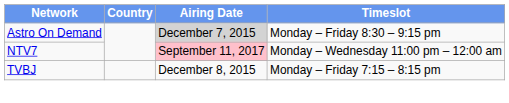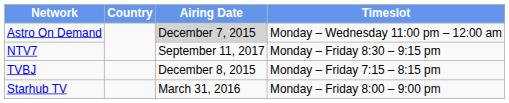(355, 32) Monday – Friday 8:30 – 9:15 pm -> (386, 32) Monday – Wednesday 11:00 pm – 12:00 am
(211, 51) pink background -> (211, 51) no background
(386, 51) Monday – Wednesday 11:00 pm – 12:00 am -> (355, 51) Monday – Friday 8:30 – 9:15 pm
+ row: (37, 88)
